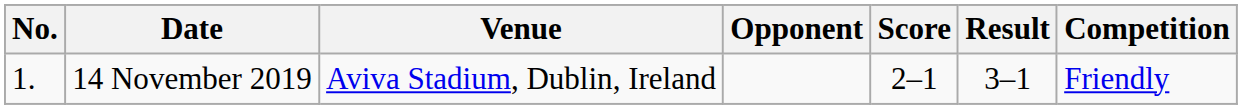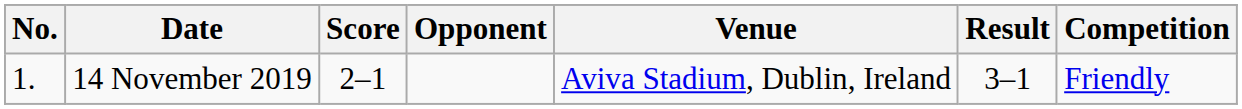columns swapped: (521, 29) <-> (914, 29)
